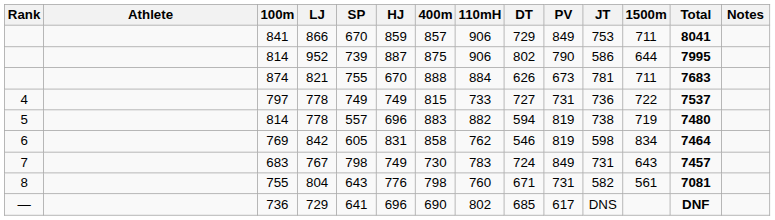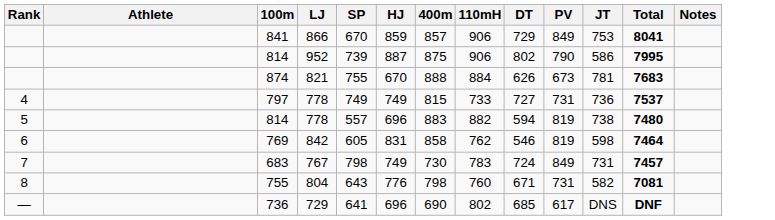- column: (646, 15)
